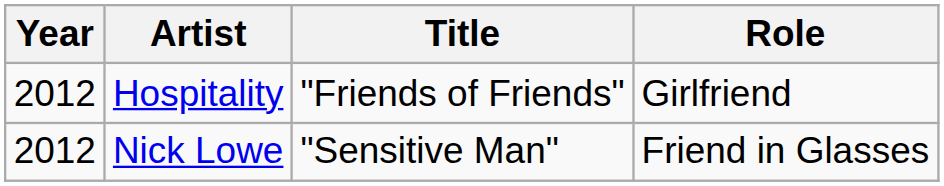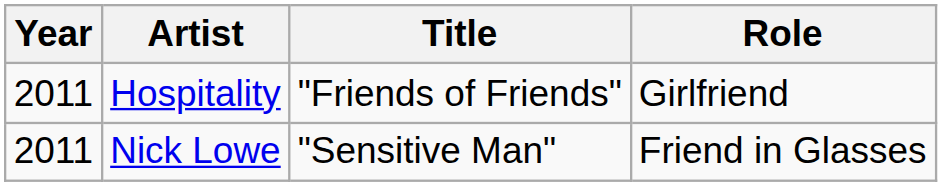(55, 92) 2012 -> (53, 92) 2011
(55, 151) 2012 -> (53, 151) 2011
